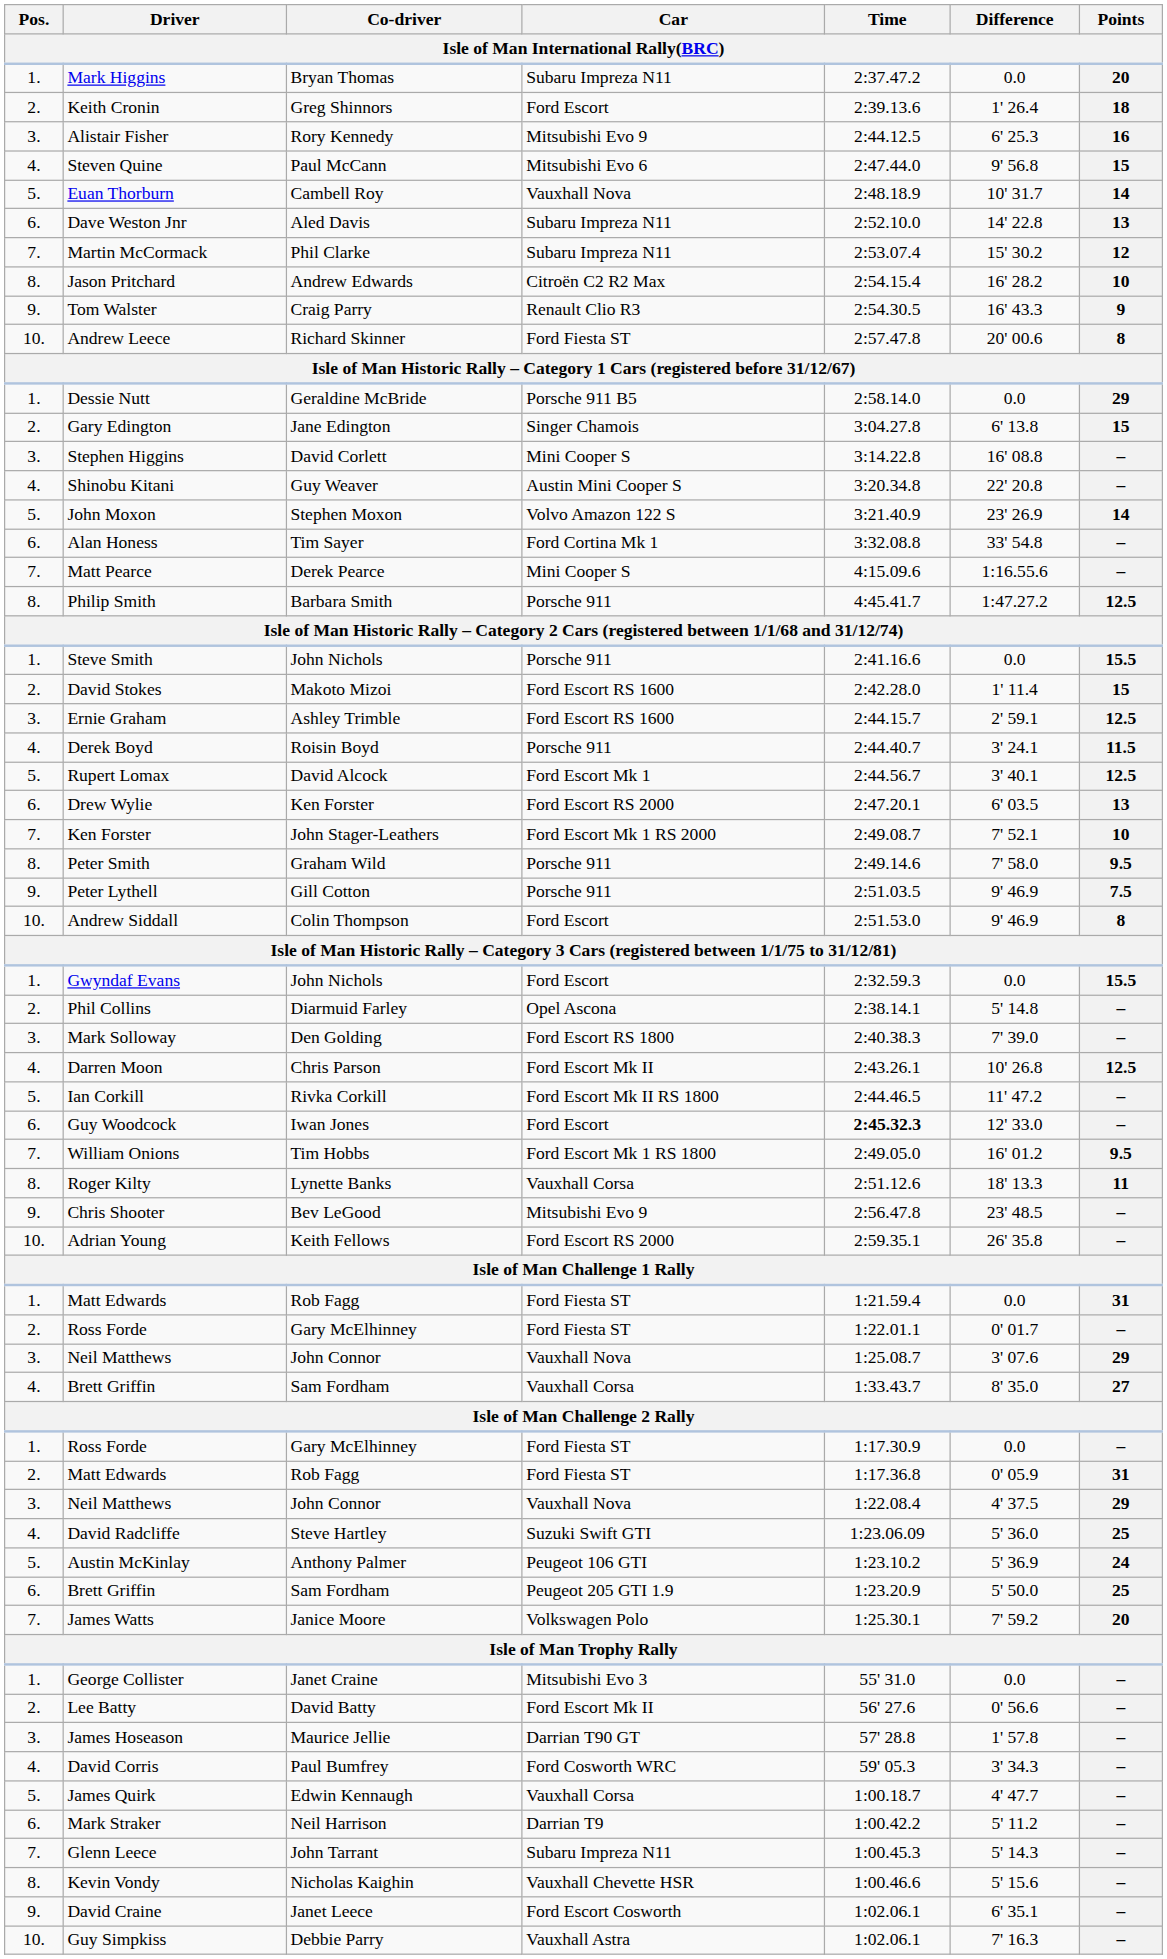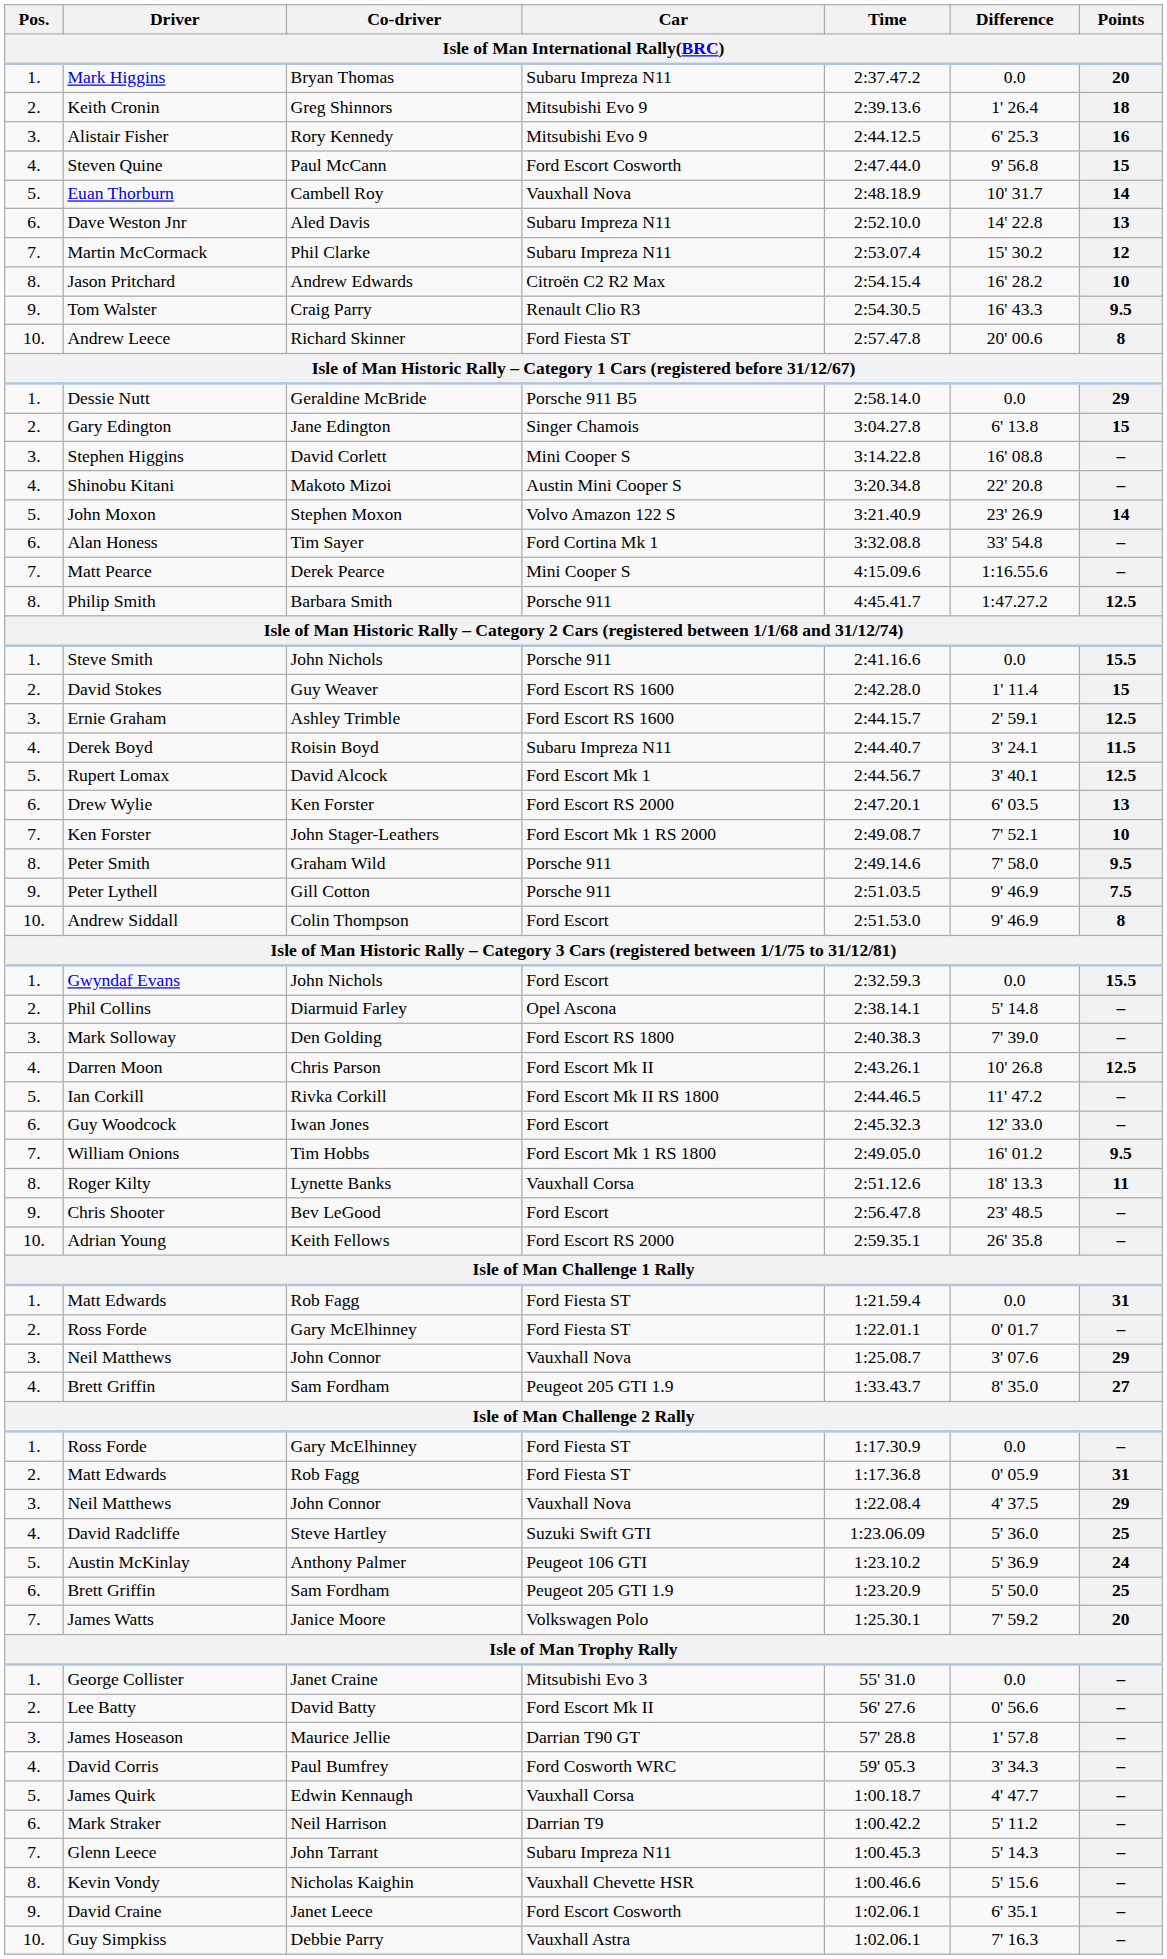(567, 107) Ford Escort -> (587, 107) Mitsubishi Evo 9
(587, 165) Mitsubishi Evo 6 -> (604, 165) Ford Escort Cosworth
(1121, 310) 9 -> (1121, 310) 9.5
(334, 485) Guy Weaver -> (341, 485) Makoto Mizoi
(341, 689) Makoto Mizoi -> (334, 689) Guy Weaver
(569, 747) Porsche 911 -> (599, 747) Subaru Impreza N11
(887, 1125) bold -> (887, 1125) normal
(587, 1212) Mitsubishi Evo 9 -> (567, 1212) Ford Escort
(580, 1387) Vauxhall Corsa -> (600, 1387) Peugeot 205 GTI 1.9
